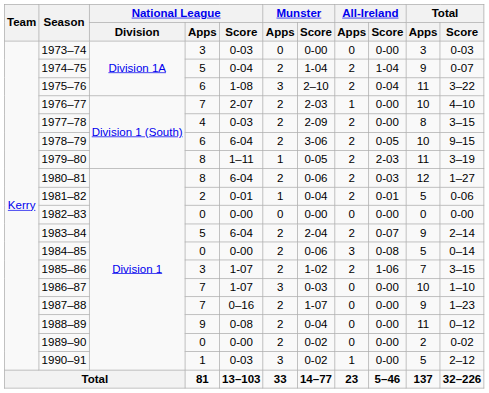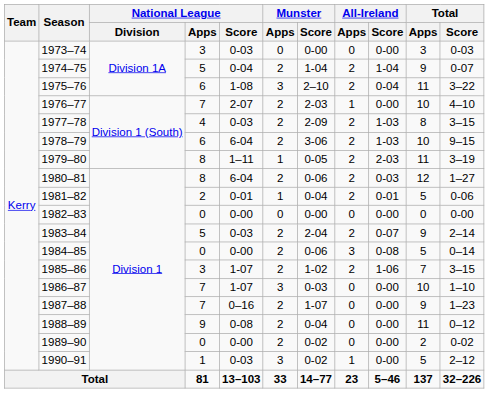(387, 123) 0-00 -> (387, 123) 1-03
(387, 141) 0-05 -> (387, 141) 1-03
(241, 232) 6-04 -> (241, 232) 0-03
